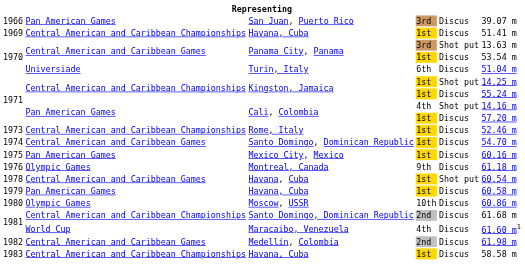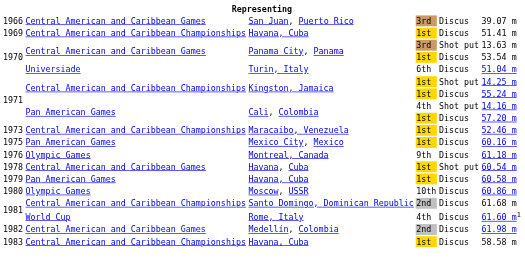(71, 21) Pan American Games -> (116, 21) Central American and Caribbean Games
(276, 130) Rome, Italy -> (299, 130) Maracaibo, Venezuela
- row: (13, 142)
(299, 229) Maracaibo, Venezuela -> (276, 216) Rome, Italy
